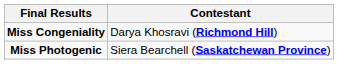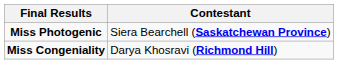rows swapped: (56, 31) <-> (56, 50)
